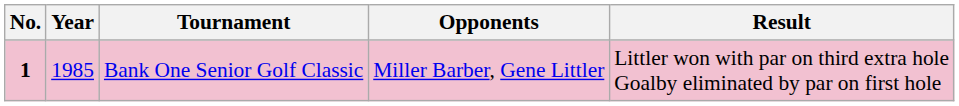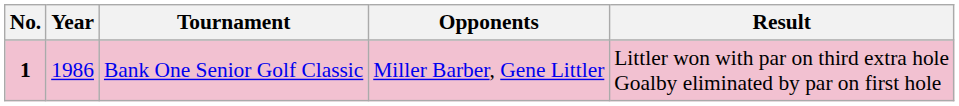(73, 70) 1985 -> (73, 70) 1986
